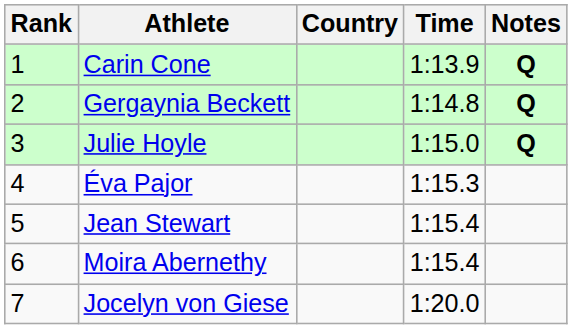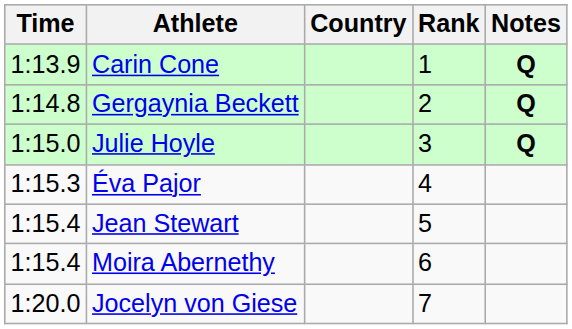columns swapped: (41, 24) <-> (445, 24)
